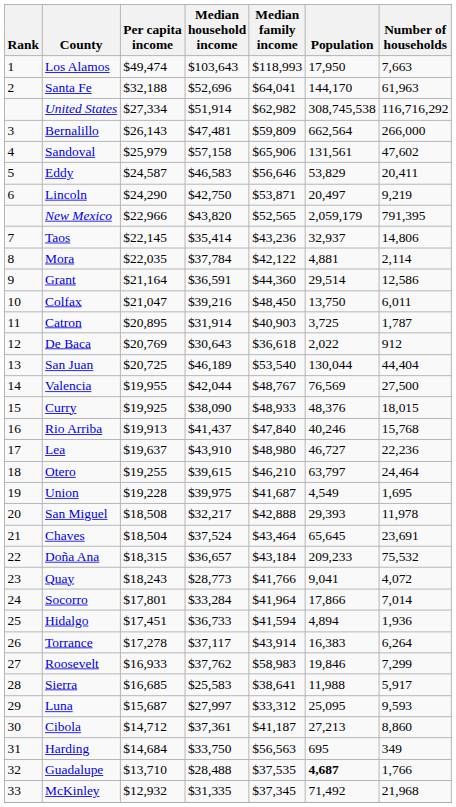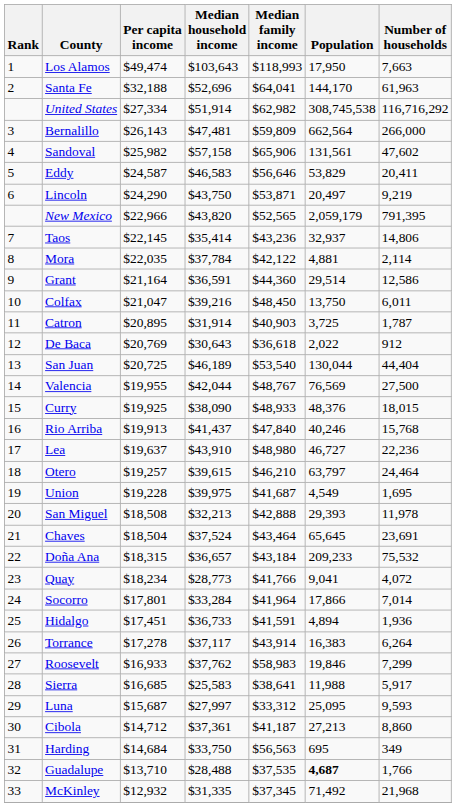(145, 151) $25,979 -> (145, 151) $25,982
(210, 194) $42,750 -> (210, 194) $43,750
(145, 471) $19,255 -> (145, 471) $19,257
(210, 514) $32,217 -> (210, 514) $32,213
(145, 578) $18,243 -> (145, 578) $18,234
(274, 620) $41,594 -> (274, 620) $41,591
